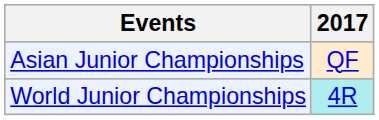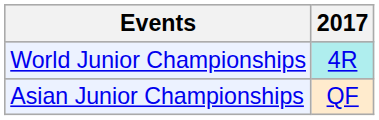rows swapped: (157, 60) <-> (158, 97)
